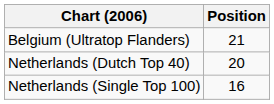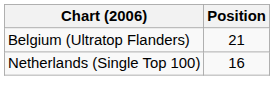- row: (99, 63)
